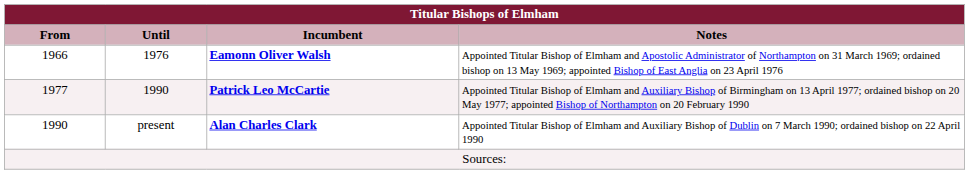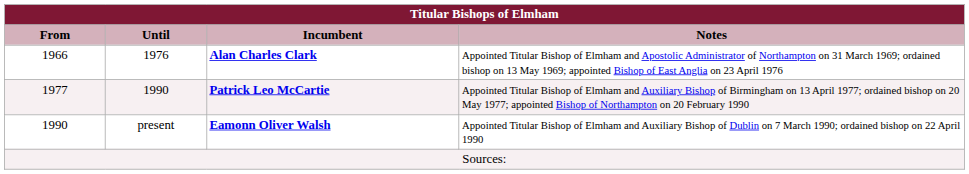(270, 55) Eamonn Oliver Walsh -> (263, 55) Alan Charles Clark
(263, 124) Alan Charles Clark -> (270, 124) Eamonn Oliver Walsh
